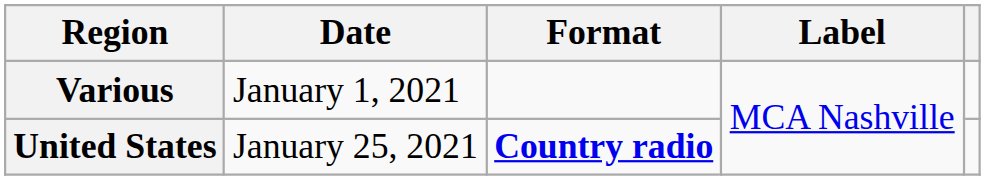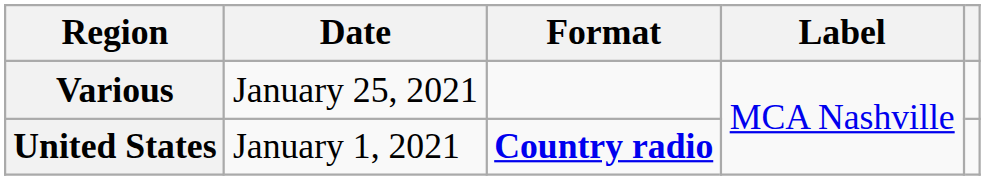(346, 89) January 1, 2021 -> (355, 89) January 25, 2021
(355, 145) January 25, 2021 -> (346, 145) January 1, 2021
